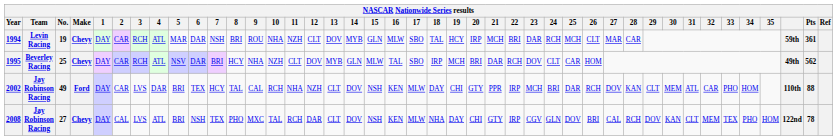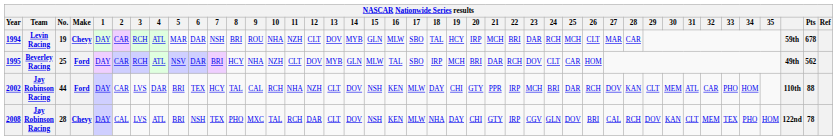(811, 40) 361 -> (811, 40) 678
(82, 62) Chevy -> (82, 62) Ford
(63, 88) 49 -> (63, 88) 44
(63, 119) 27 -> (63, 119) 28
